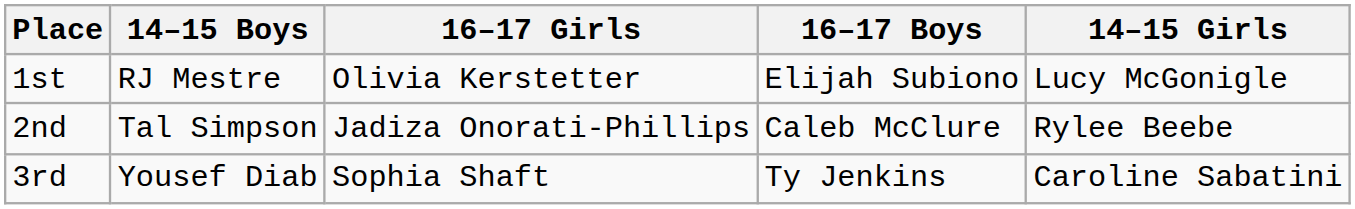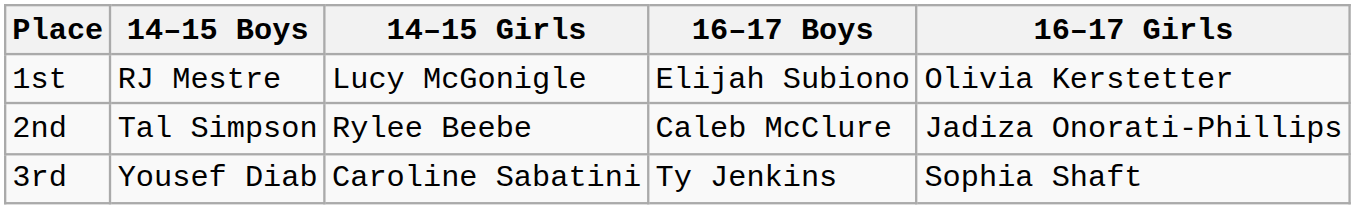columns swapped: (1188, 30) <-> (541, 30)
